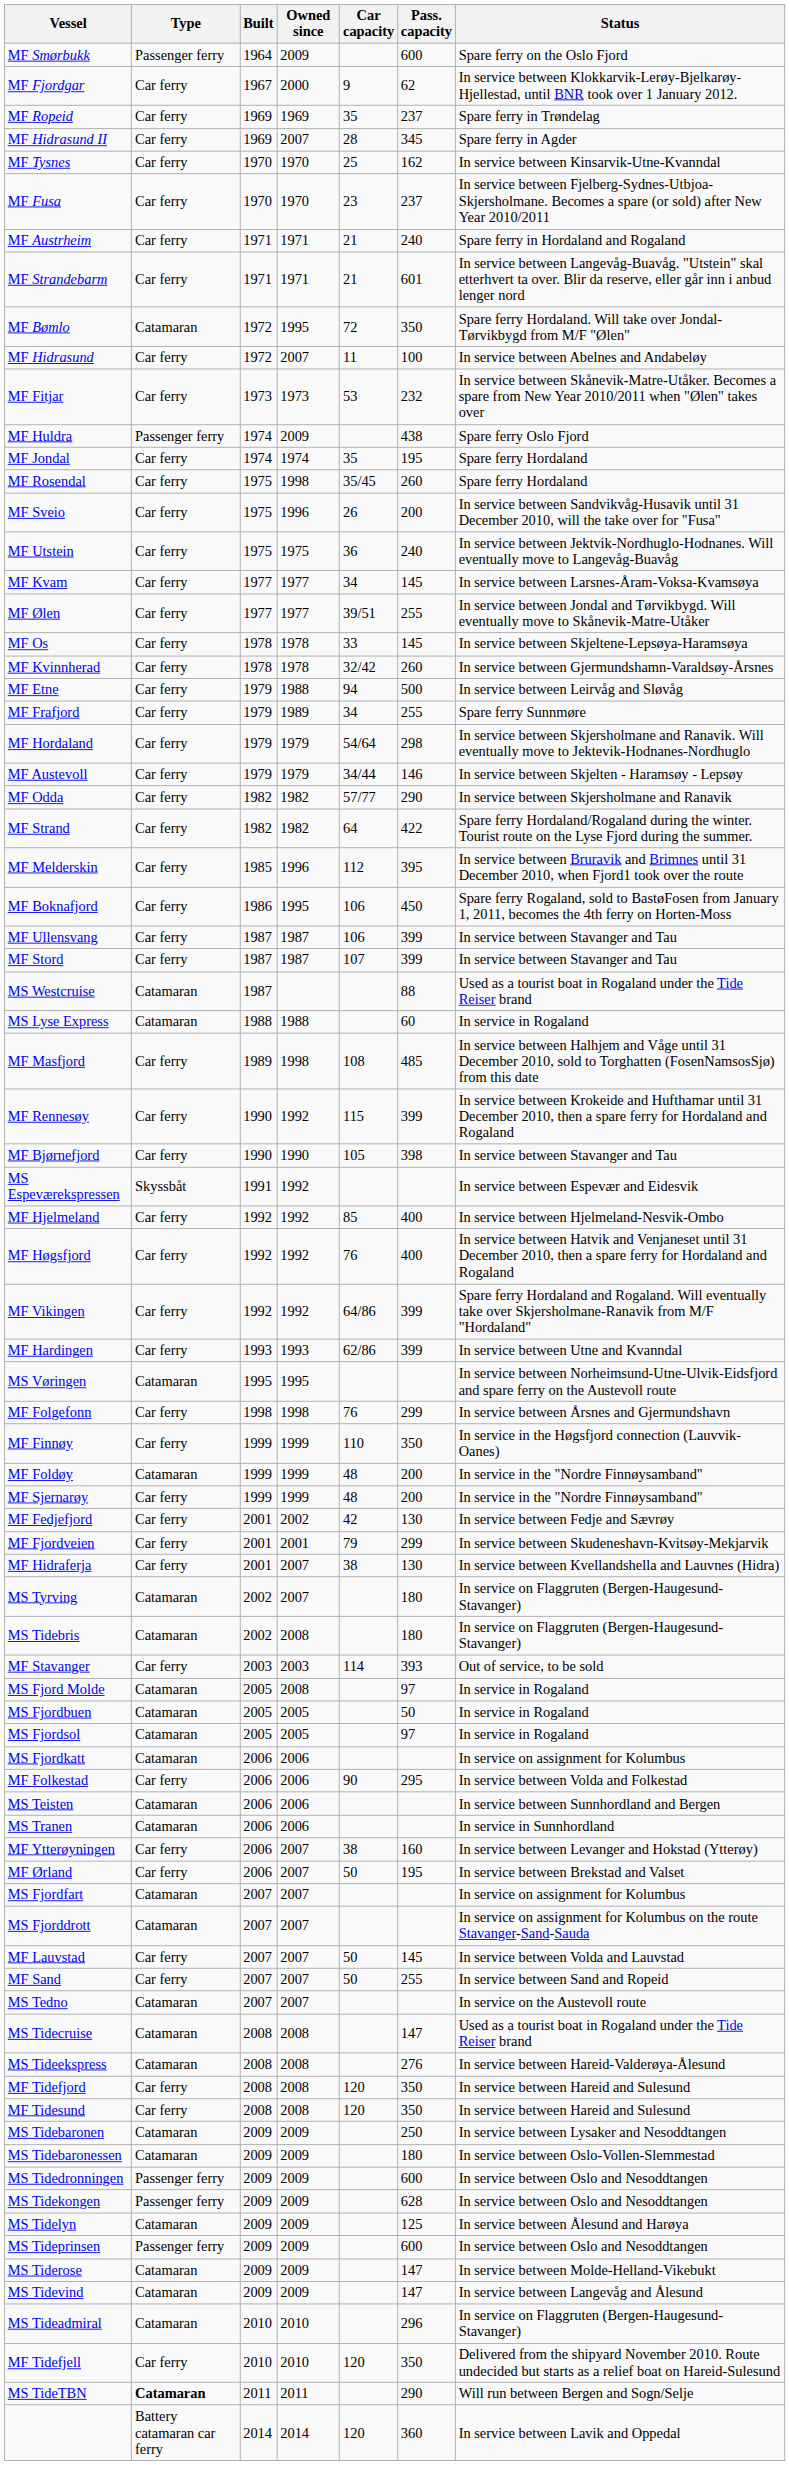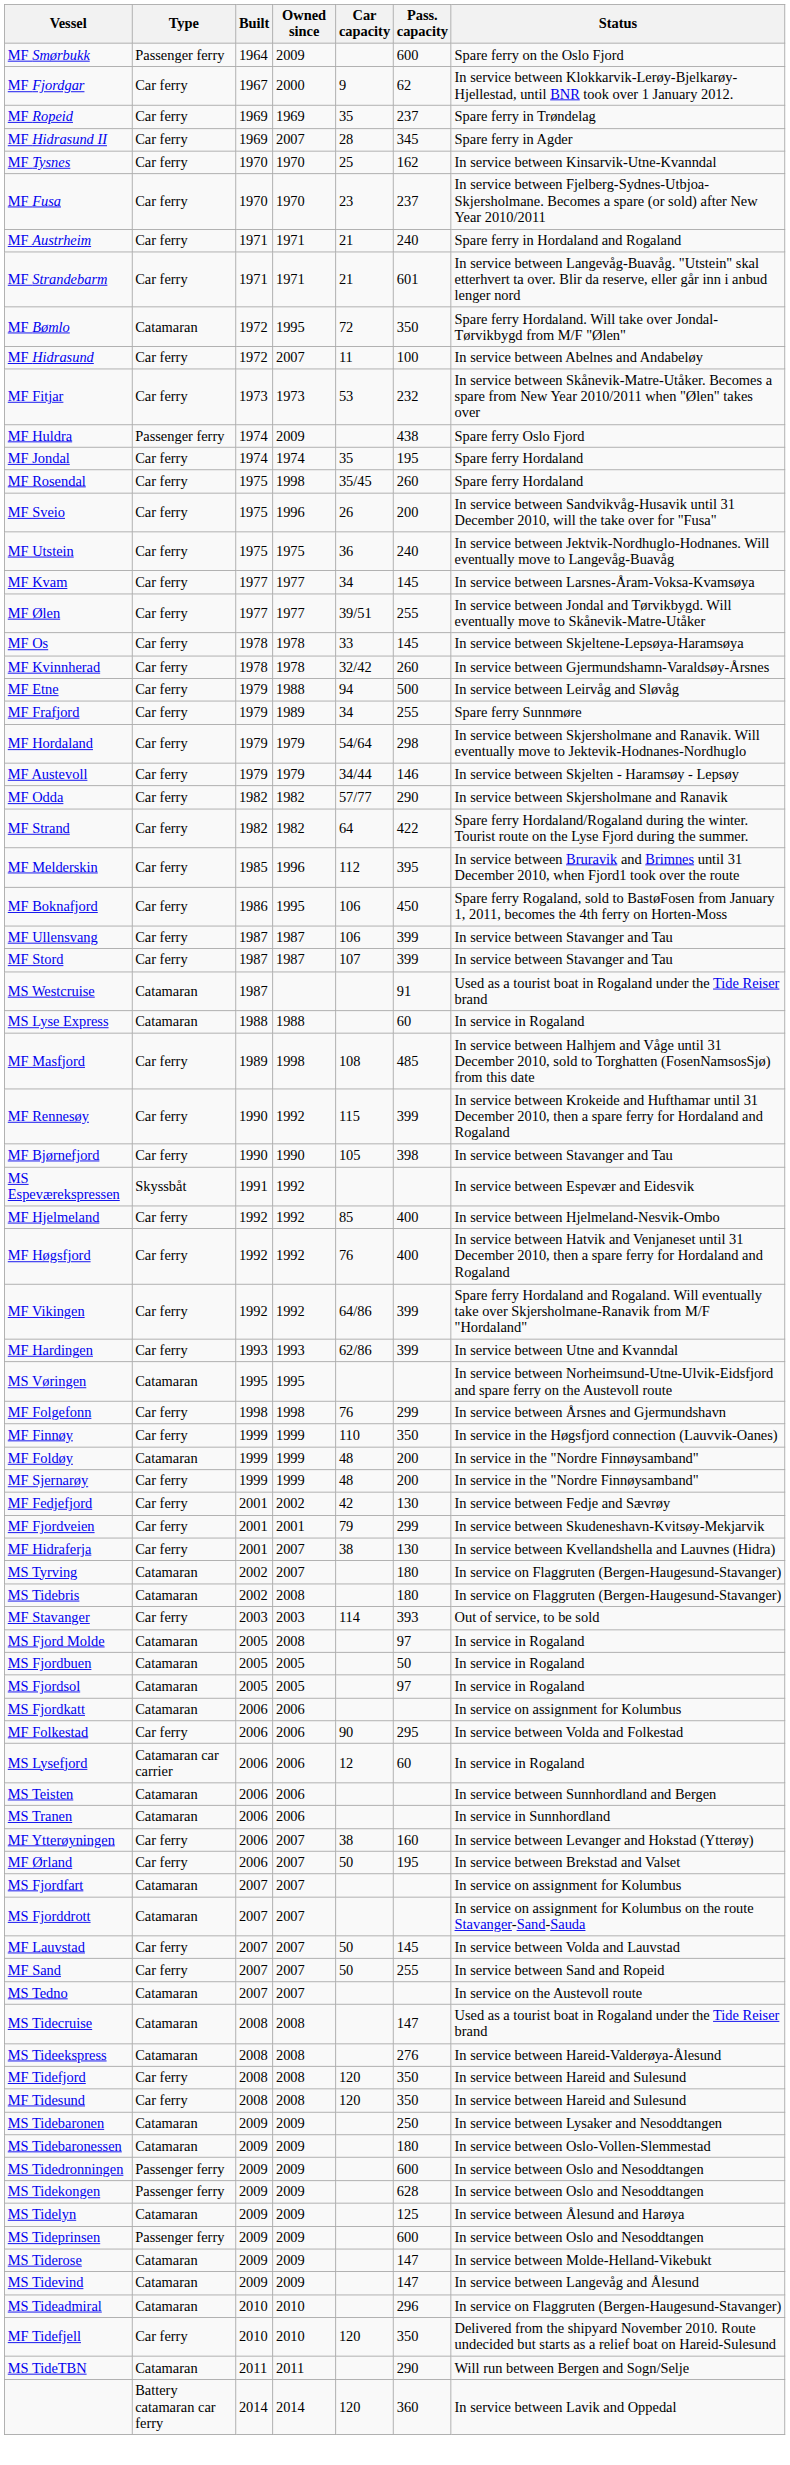(408, 991) 88 -> (404, 991) 91
+ row: (48, 1763)
(170, 2393) bold -> (166, 2367) normal
